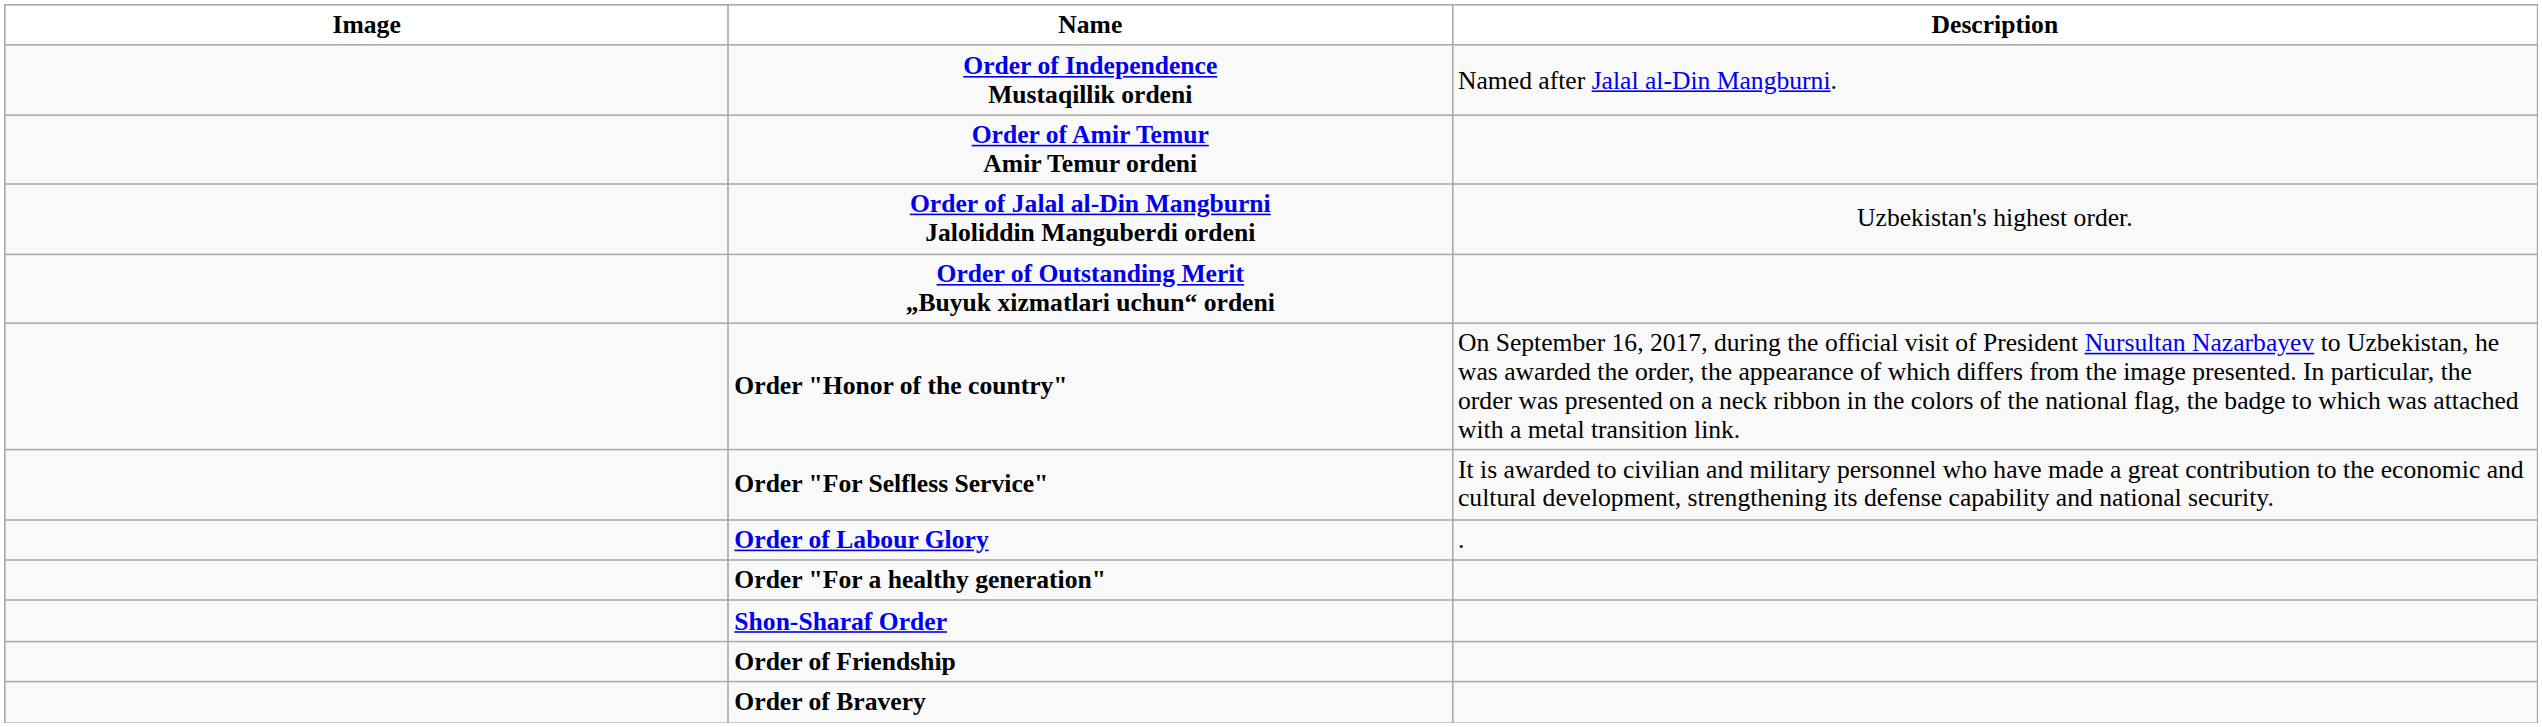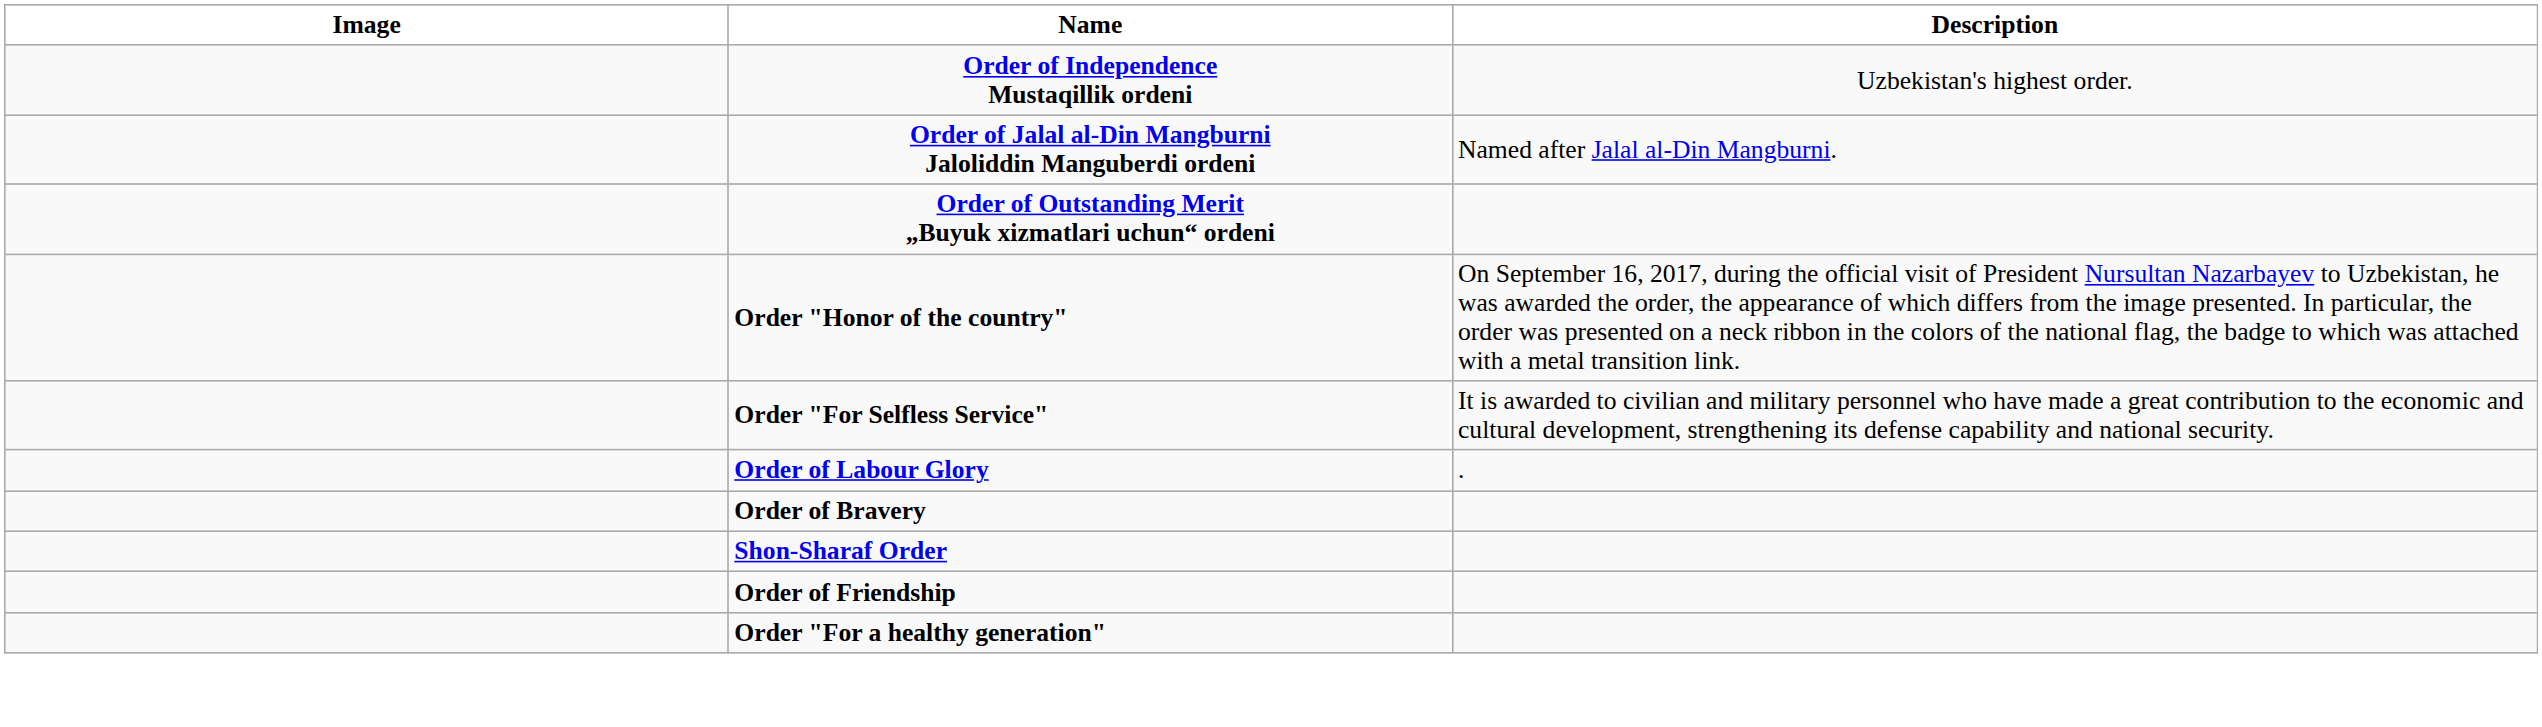(1647, 79) Named after Jalal al-Din Mangburni. -> (1995, 79) Uzbekistan's highest order.
- row: (1090, 149)
(1995, 218) Uzbekistan's highest order. -> (1647, 149) Named after Jalal al-Din Mangburni.
rows swapped: (920, 580) <-> (830, 701)
